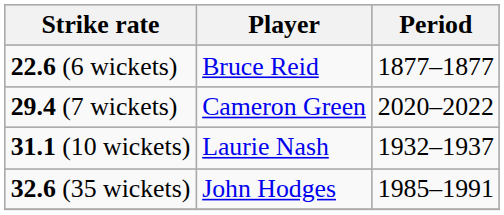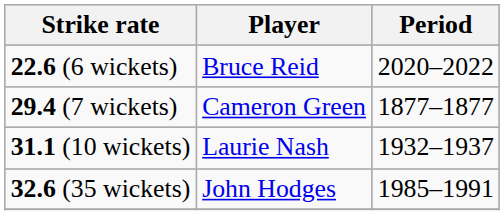(436, 65) 1877–1877 -> (436, 65) 2020–2022
(436, 106) 2020–2022 -> (436, 106) 1877–1877
